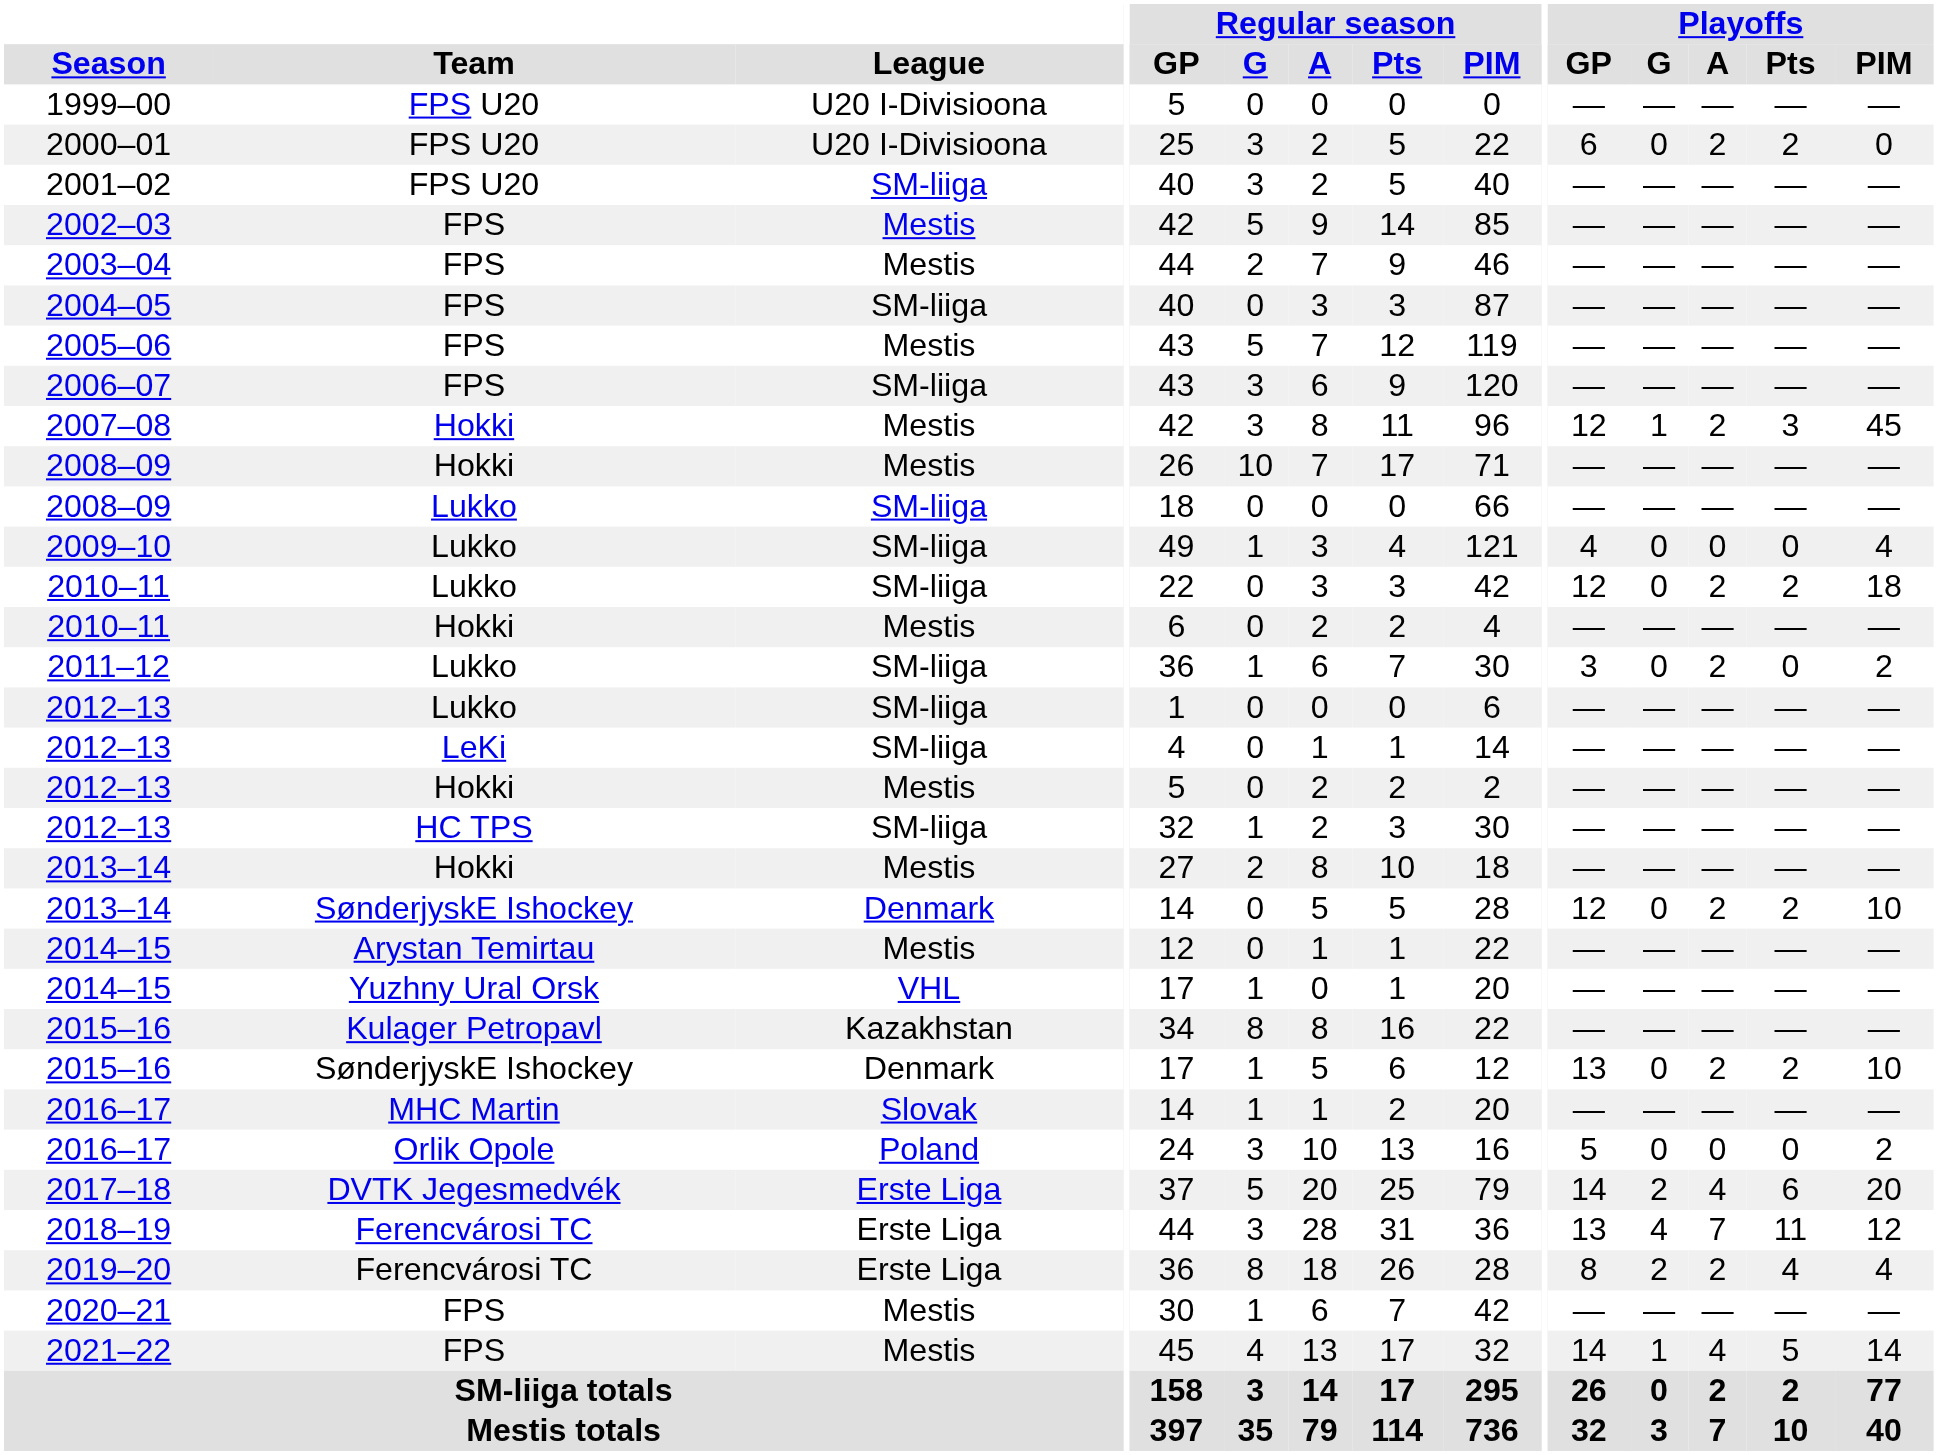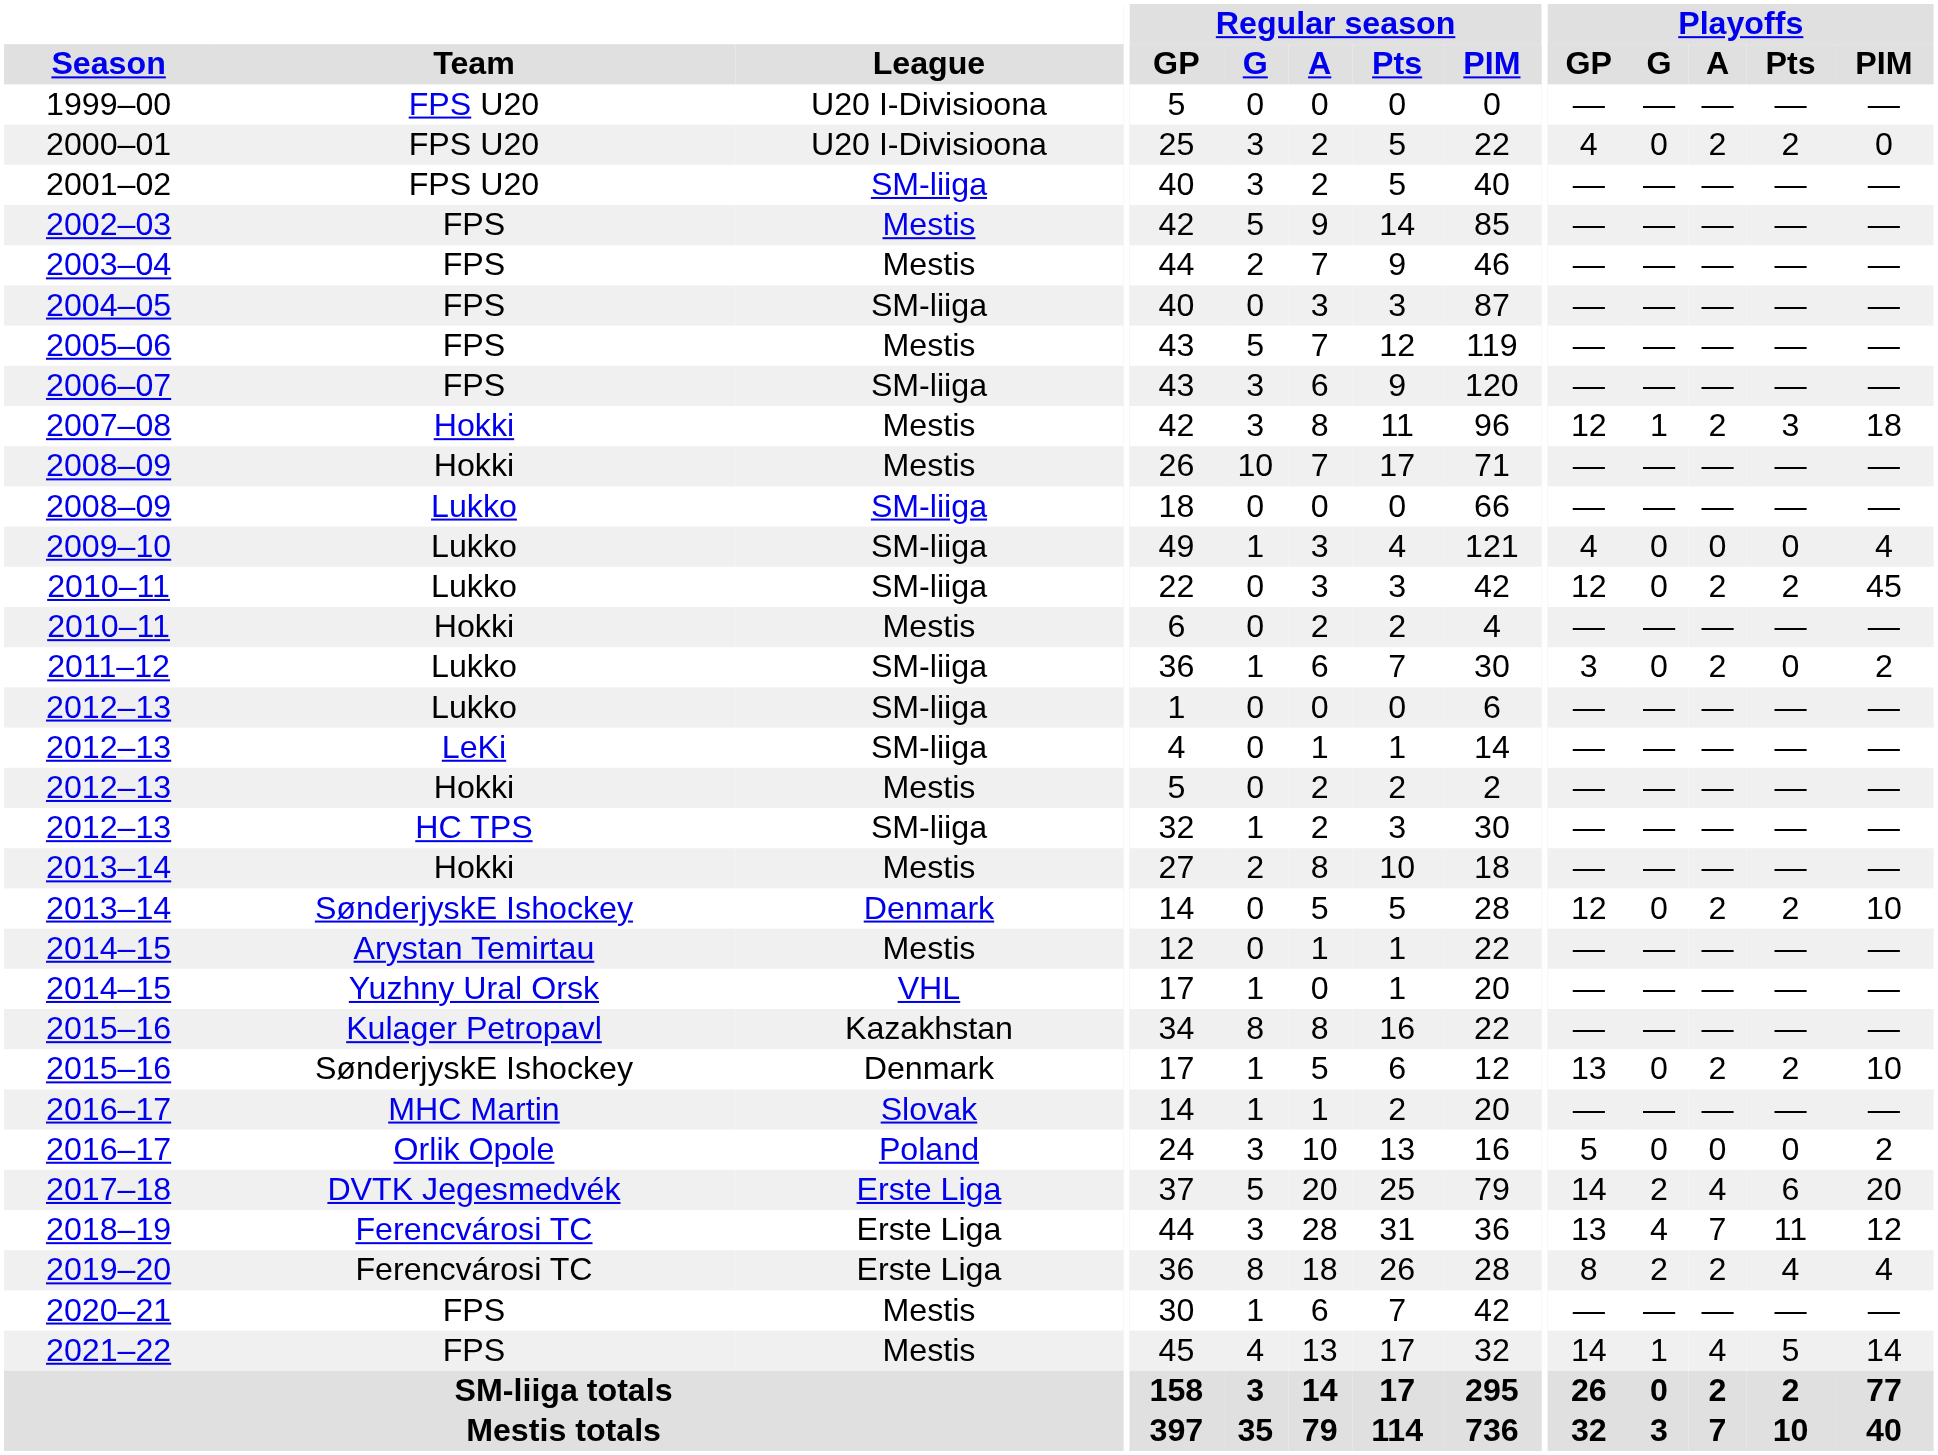(1589, 144) 6 -> (1589, 144) 4
(1884, 425) 45 -> (1884, 425) 18
(1884, 586) 18 -> (1884, 586) 45
